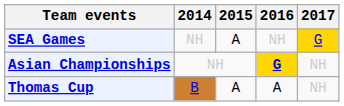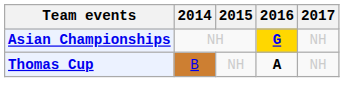- row: (47, 40)
(236, 88) A -> (236, 64) NH
(277, 88) normal -> (277, 64) bold
